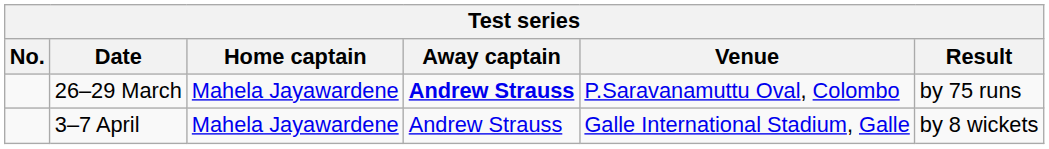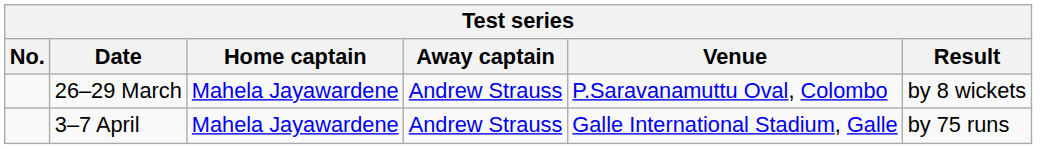(492, 90) bold -> (486, 90) normal
(971, 90) by 75 runs -> (967, 90) by 8 wickets
(979, 125) by 8 wickets -> (959, 125) by 75 runs
